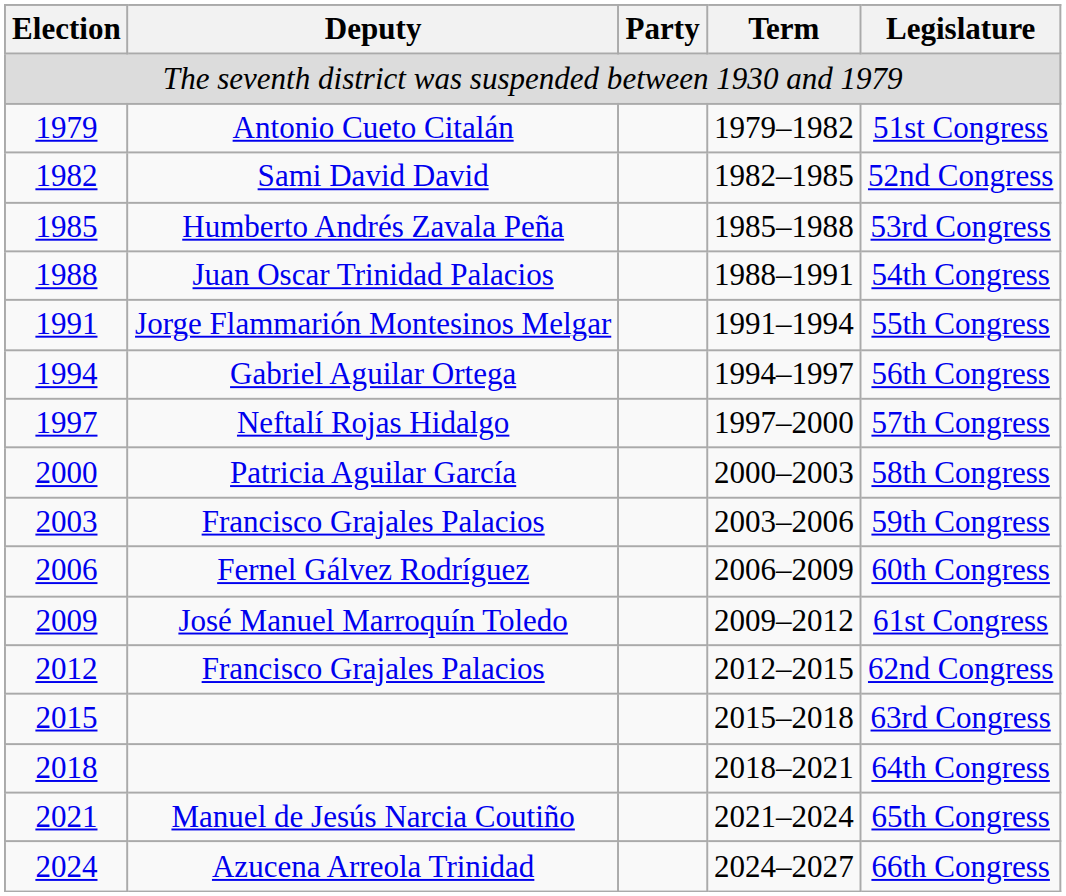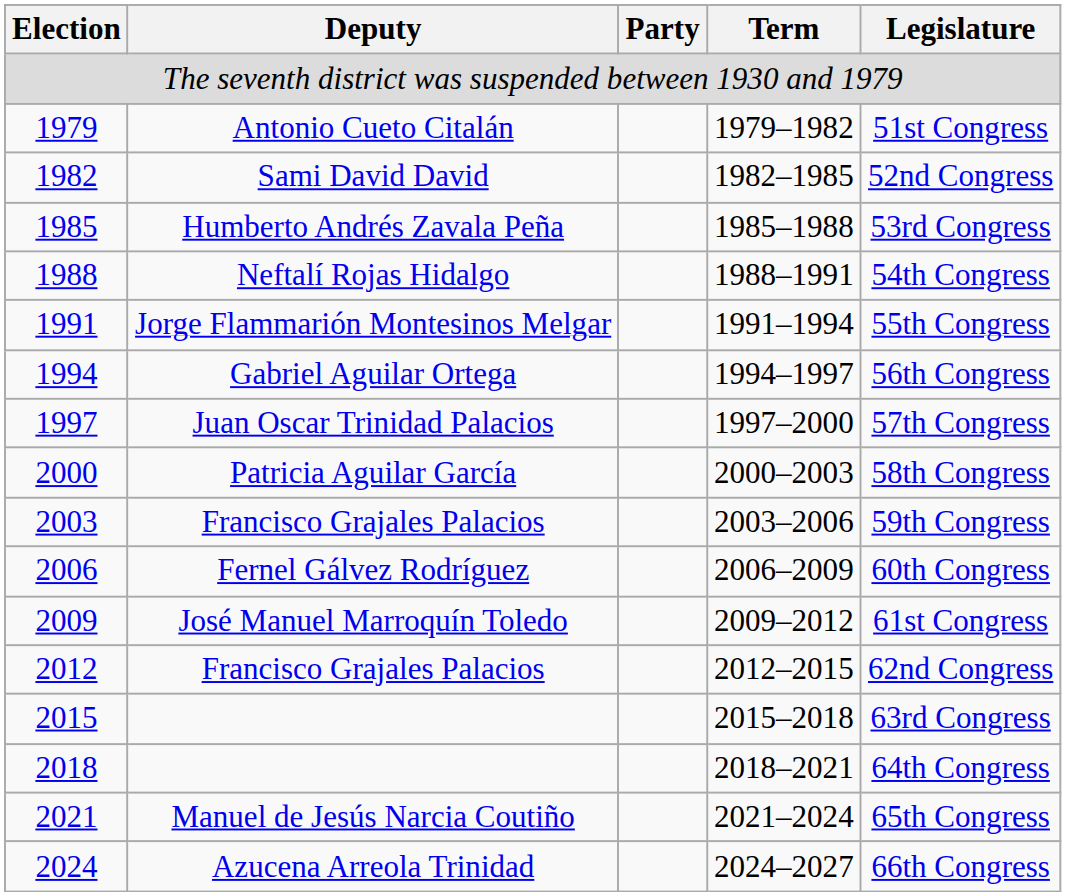(373, 275) Juan Oscar Trinidad Palacios -> (373, 275) Neftalí Rojas Hidalgo
(373, 422) Neftalí Rojas Hidalgo -> (373, 422) Juan Oscar Trinidad Palacios
